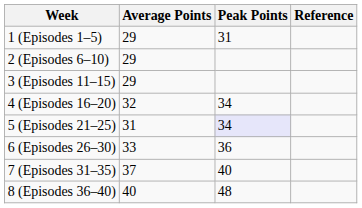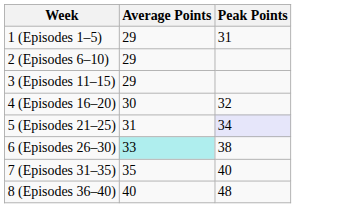- column: (324, 15)
(129, 103) 32 -> (129, 103) 30
(225, 103) 34 -> (225, 103) 32
(129, 147) no background -> (129, 147) paleturquoise background
(225, 147) 36 -> (225, 147) 38
(129, 170) 37 -> (129, 170) 35
